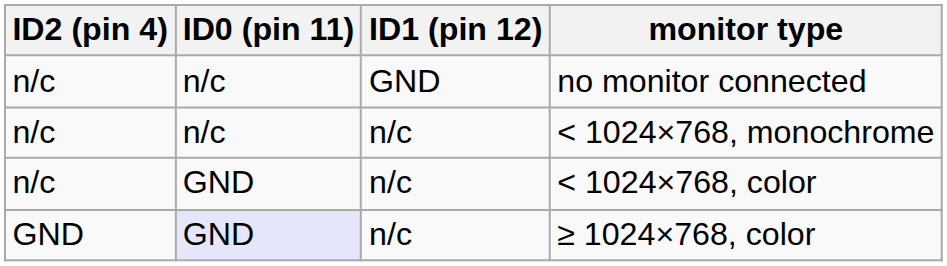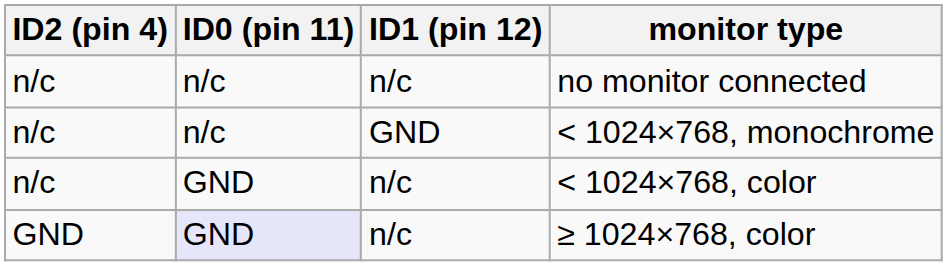(405, 81) GND -> (391, 81) n/c
(391, 132) n/c -> (405, 132) GND
